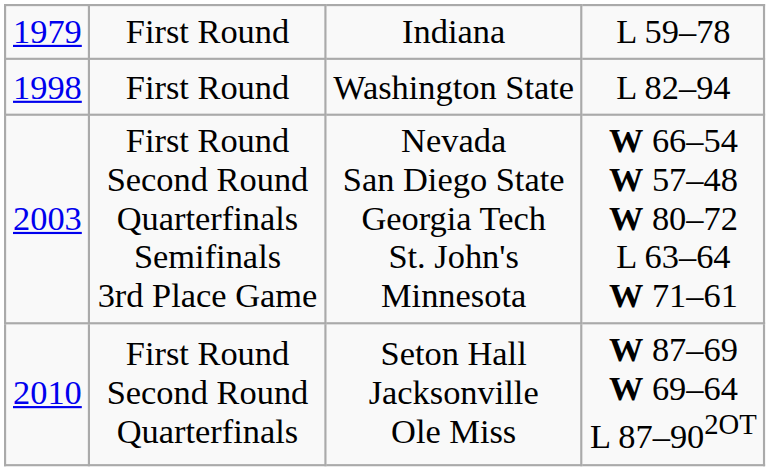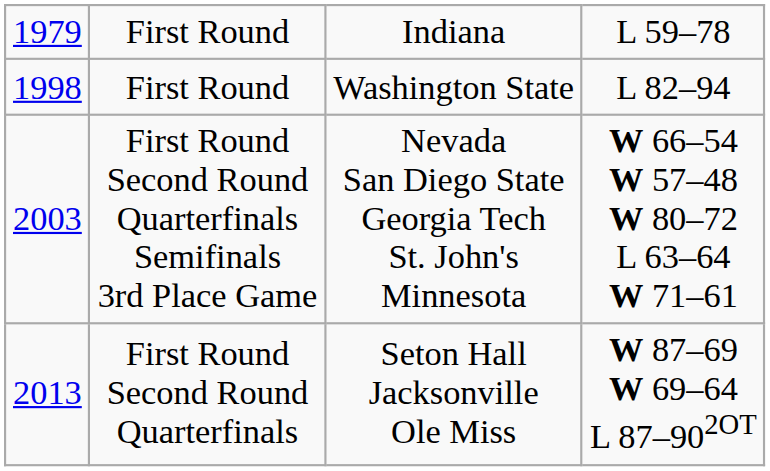(47, 393) 2010 -> (47, 393) 2013
